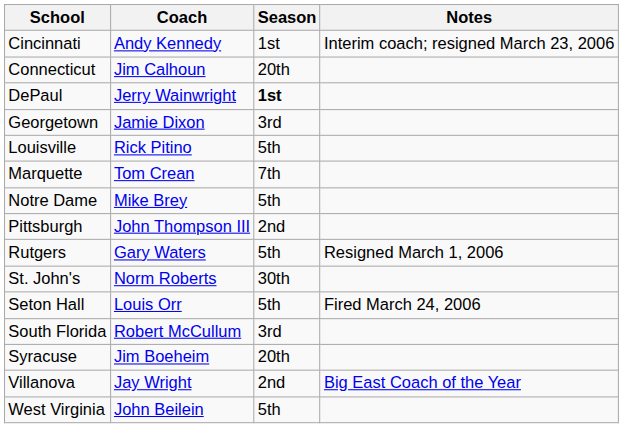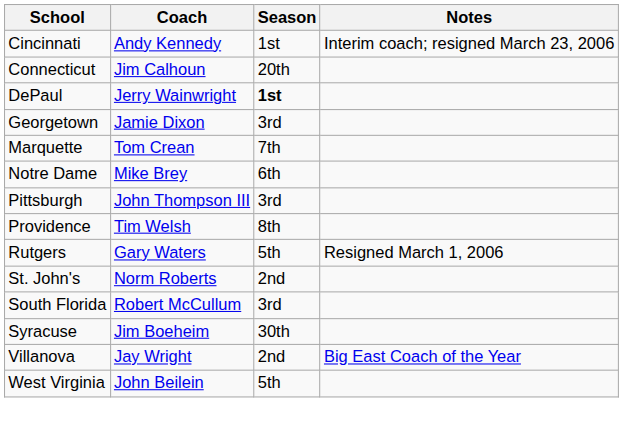- row: (42, 148)
(269, 200) 5th -> (269, 174) 6th
(271, 226) 2nd -> (270, 200) 3rd
+ row: (50, 226)
(274, 278) 30th -> (271, 278) 2nd
- row: (46, 305)
(274, 357) 20th -> (274, 331) 30th
